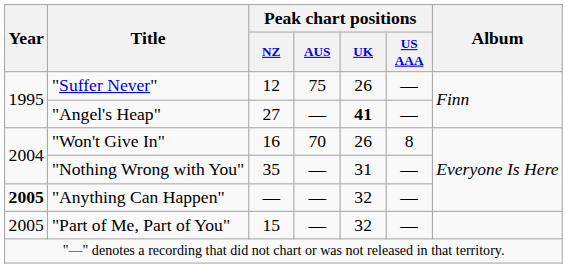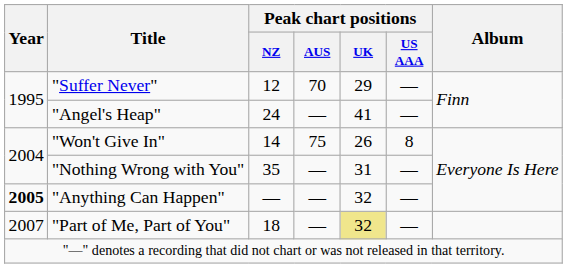(317, 85) 75 -> (317, 85) 70
(363, 85) 26 -> (363, 85) 29
(271, 113) 27 -> (271, 113) 24
(363, 113) bold -> (363, 113) normal
(271, 141) 16 -> (271, 141) 14
(317, 141) 70 -> (317, 141) 75
(26, 225) 2005 -> (26, 225) 2007
(271, 225) 15 -> (271, 225) 18
(363, 225) no background -> (363, 225) khaki background
